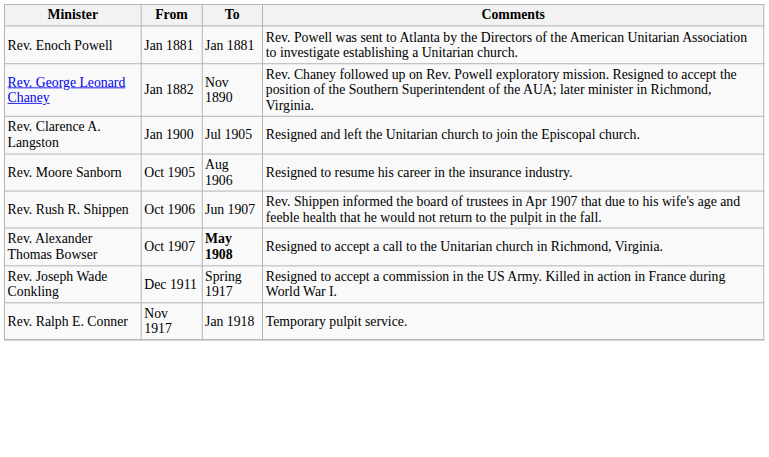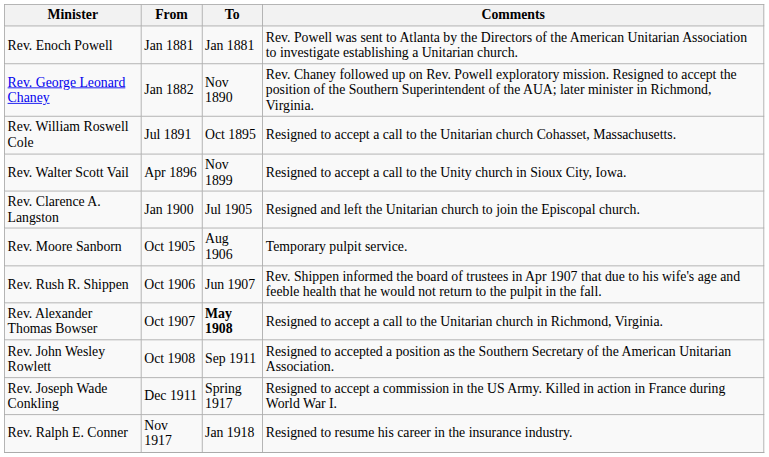+ row: (68, 135)
+ row: (68, 172)
(419, 172) Resigned to resume his career in the insurance industry. -> (337, 246) Temporary pulpit service.
+ row: (56, 358)
(337, 321) Temporary pulpit service. -> (419, 433) Resigned to resume his career in the insurance industry.
